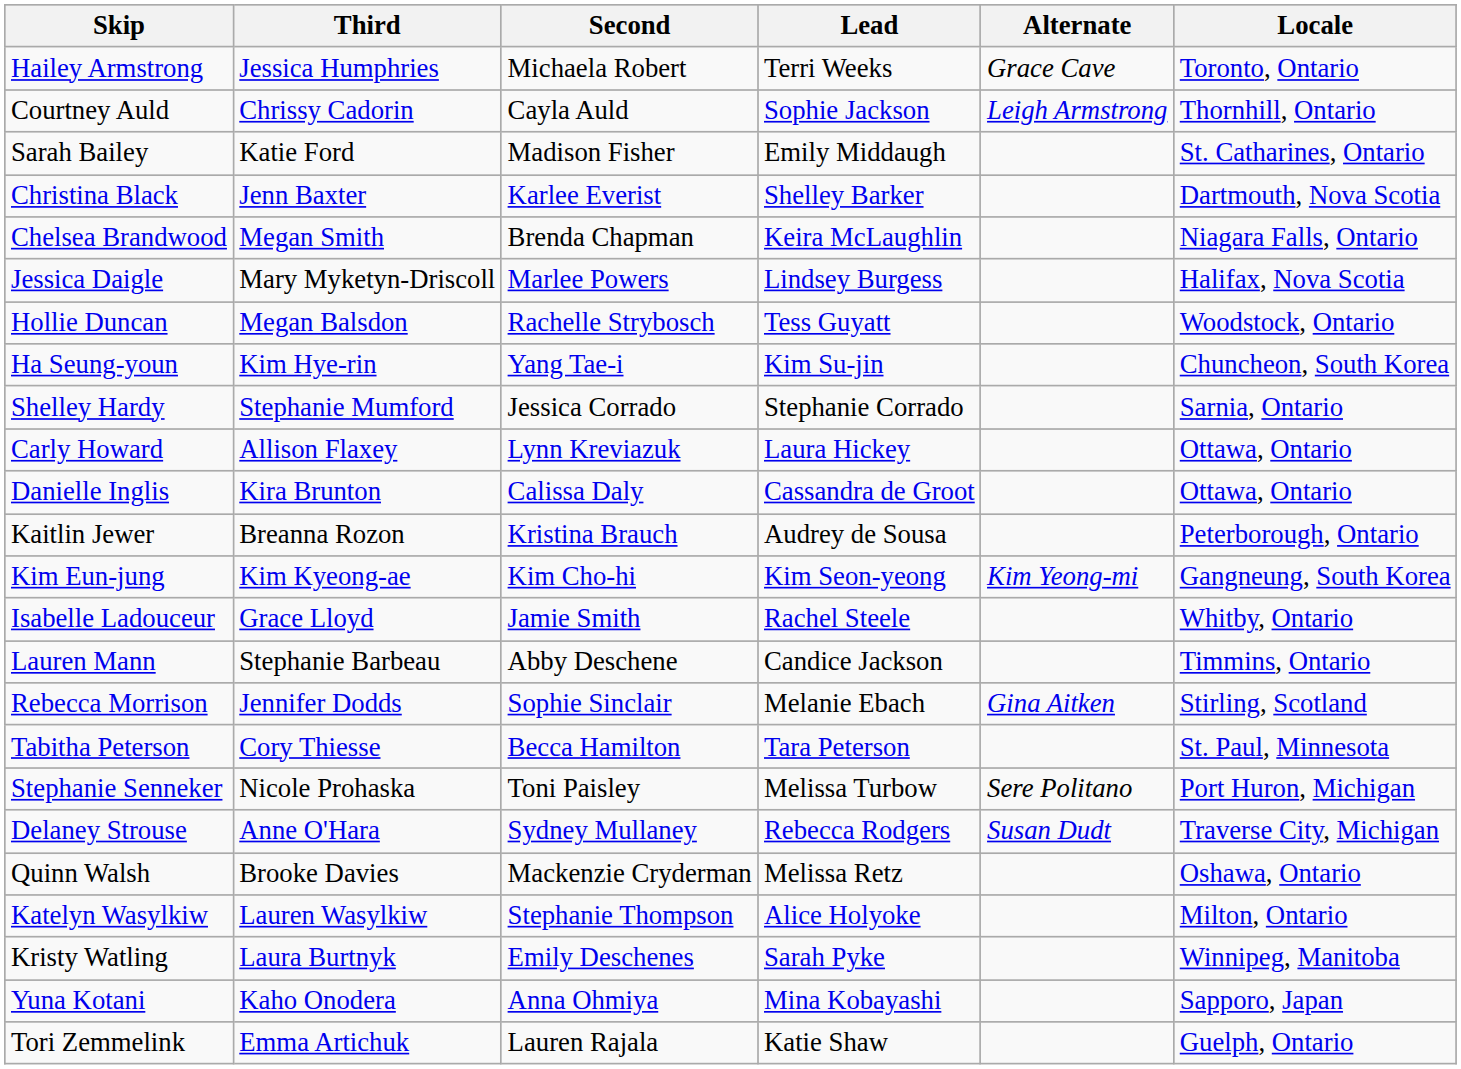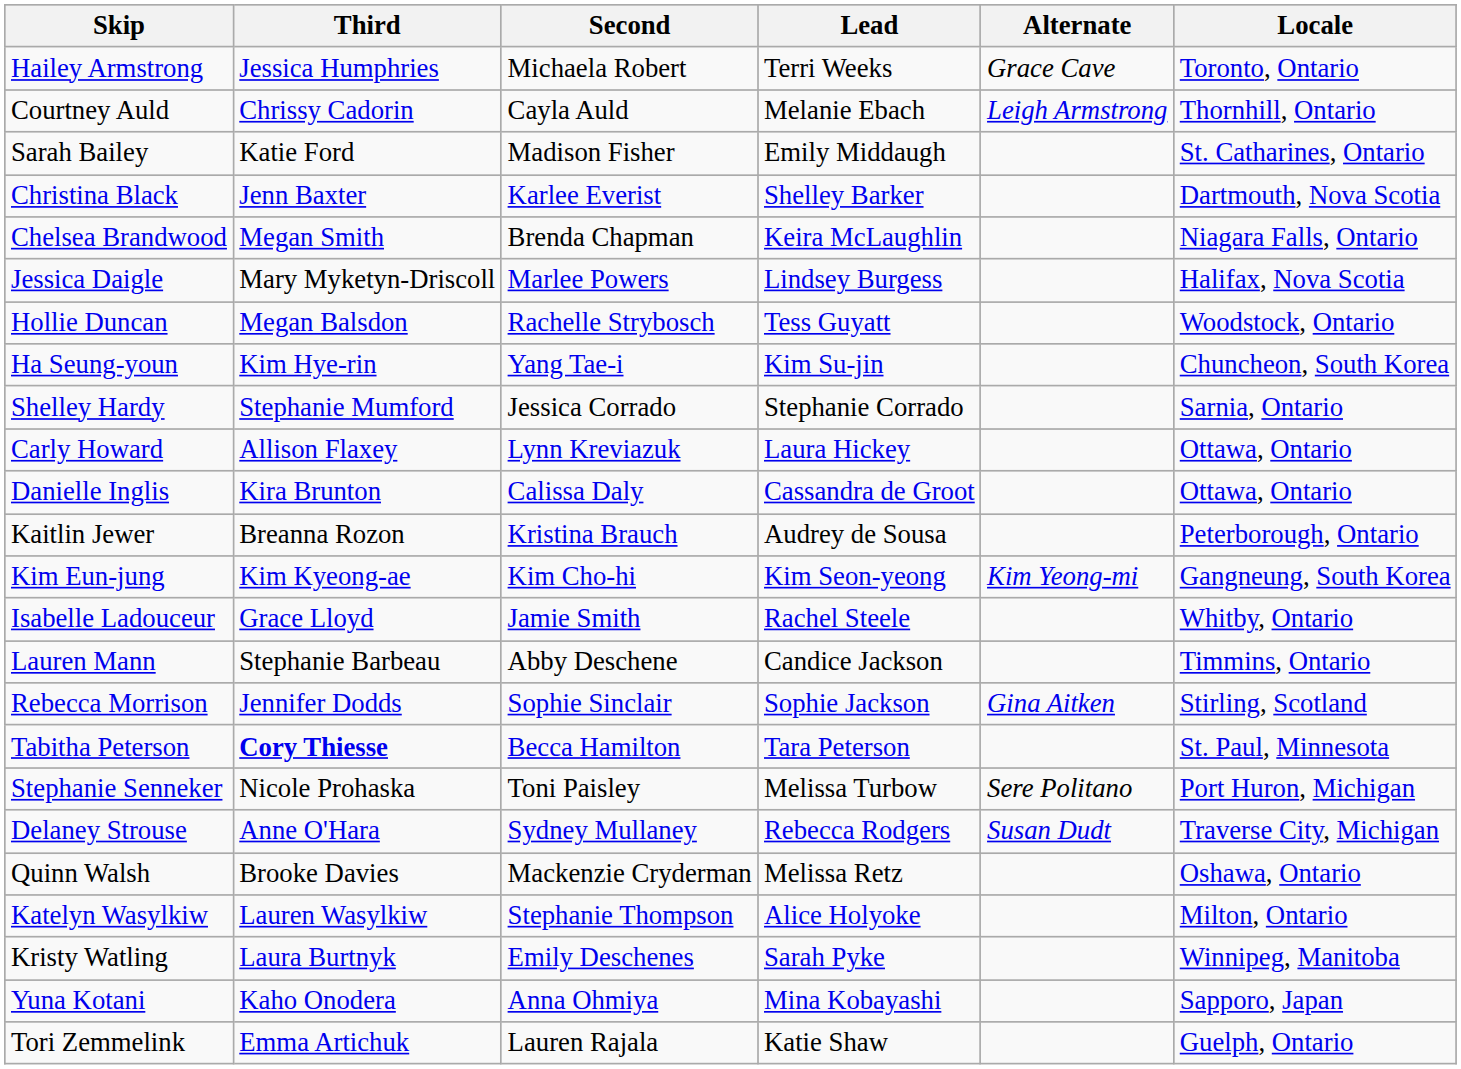(847, 110) Sophie Jackson -> (845, 110) Melanie Ebach
(845, 703) Melanie Ebach -> (847, 703) Sophie Jackson
(310, 746) normal -> (314, 746) bold
